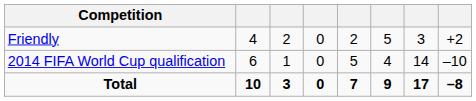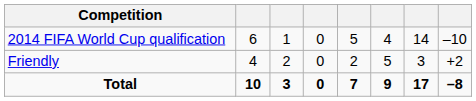rows swapped: (33, 38) <-> (116, 61)
